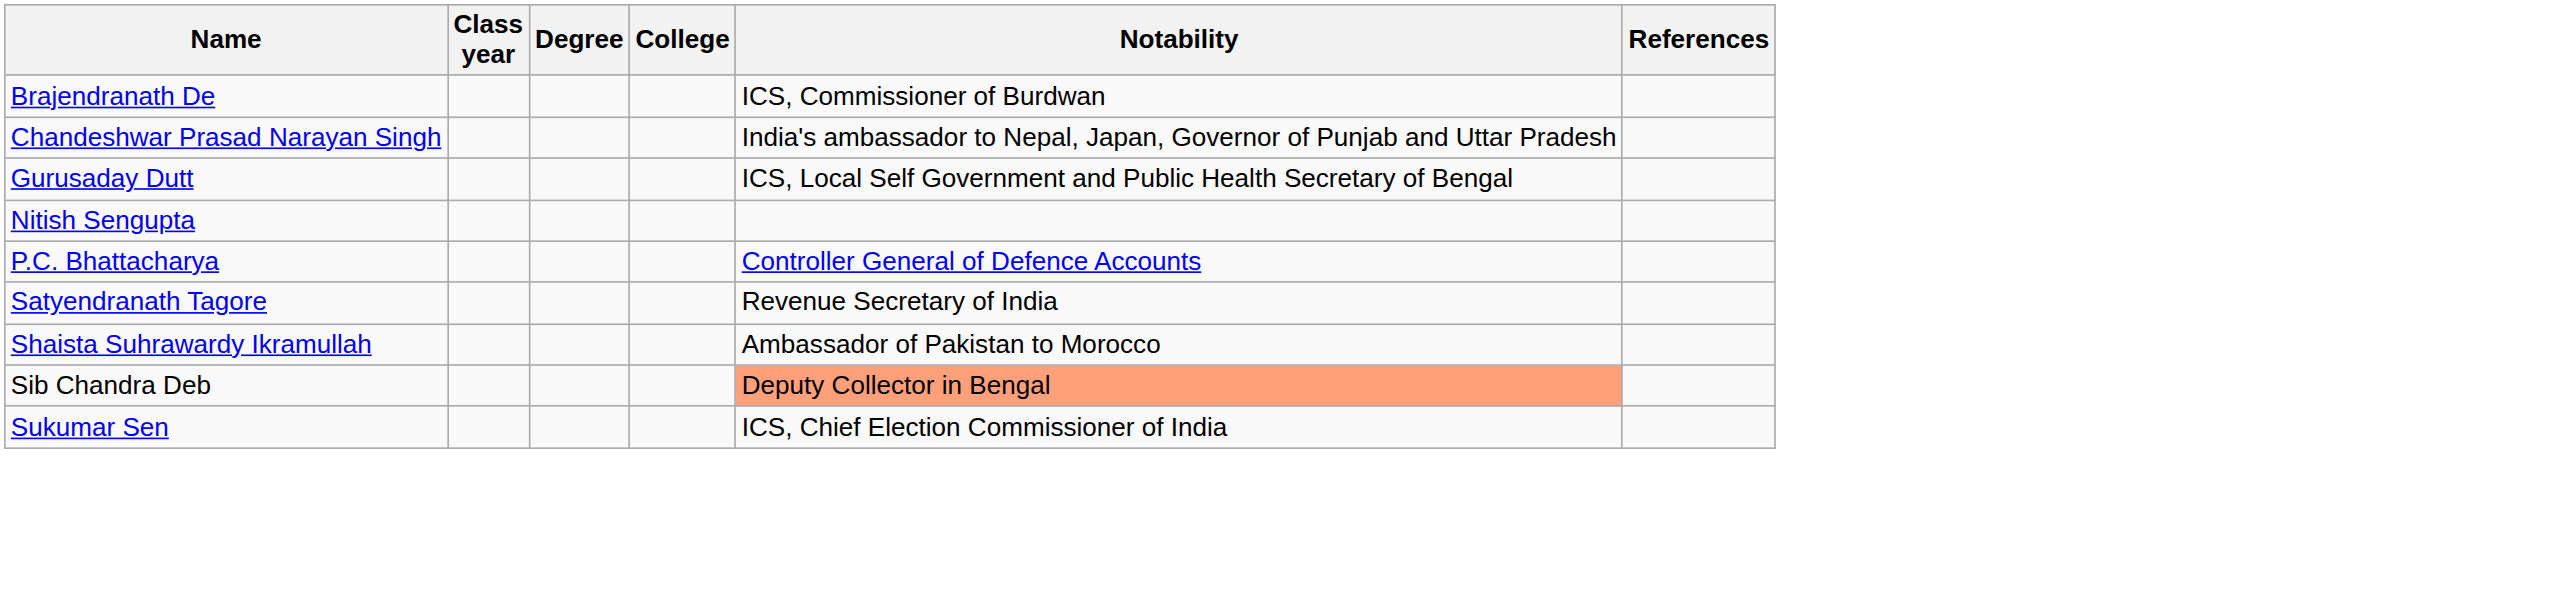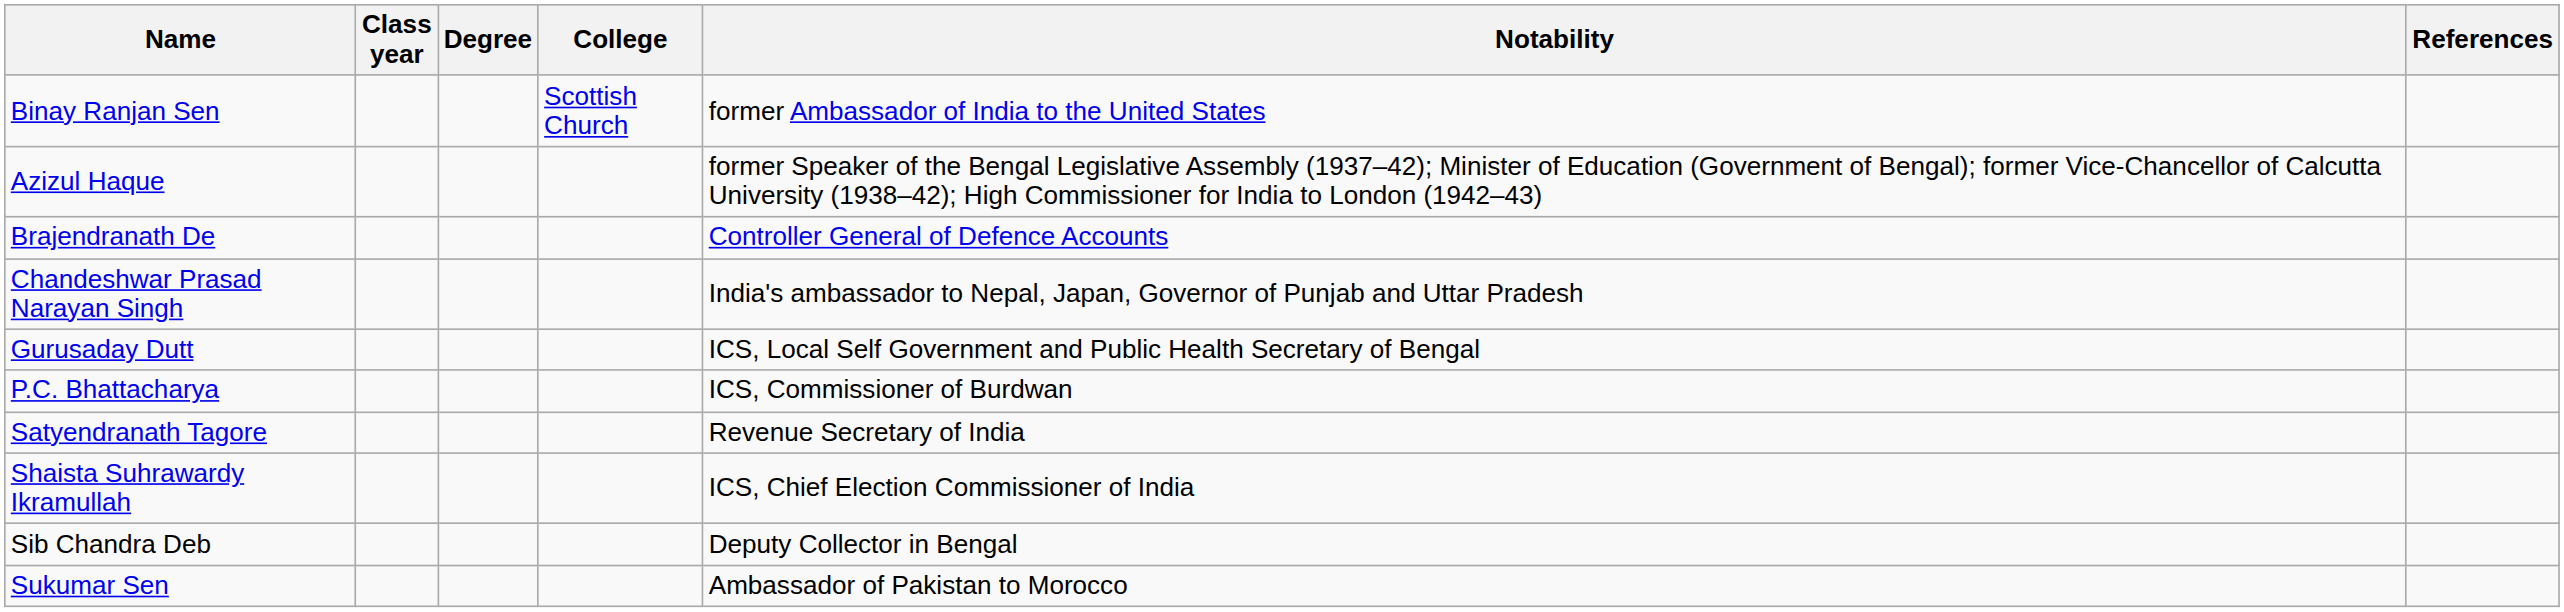+ row: (115, 110)
+ row: (88, 181)
(924, 95) ICS, Commissioner of Burdwan -> (939, 237) Controller General of Defence Accounts
- row: (103, 219)
(972, 261) Controller General of Defence Accounts -> (891, 390) ICS, Commissioner of Burdwan
(951, 344) Ambassador of Pakistan to Morocco -> (952, 488) ICS, Chief Election Commissioner of India
(896, 385) lightsalmon background -> (863, 544) no background
(985, 426) ICS, Chief Election Commissioner of India -> (918, 585) Ambassador of Pakistan to Morocco
